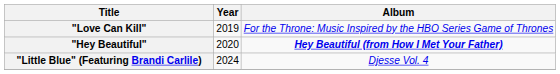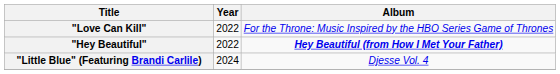(228, 28) 2019 -> (228, 28) 2022
(228, 45) 2020 -> (228, 45) 2022
